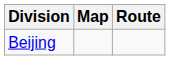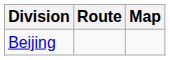columns swapped: (138, 17) <-> (93, 17)
